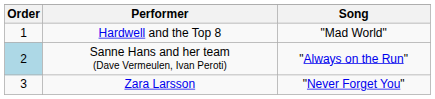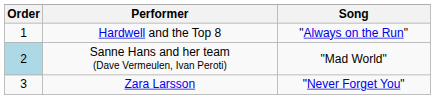(354, 33) "Mad World" -> (354, 33) "Always on the Run"
(354, 58) "Always on the Run" -> (354, 58) "Mad World"
